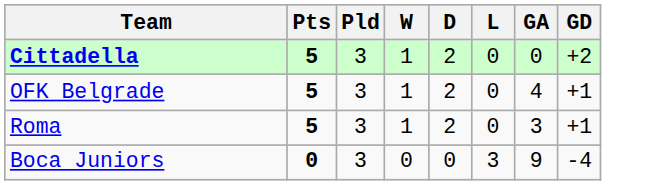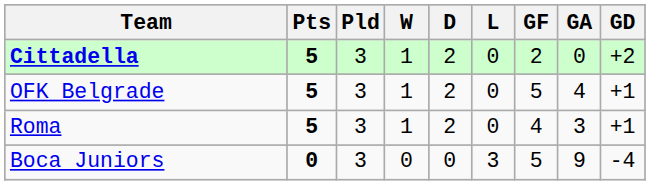+ column: (536, 22)
